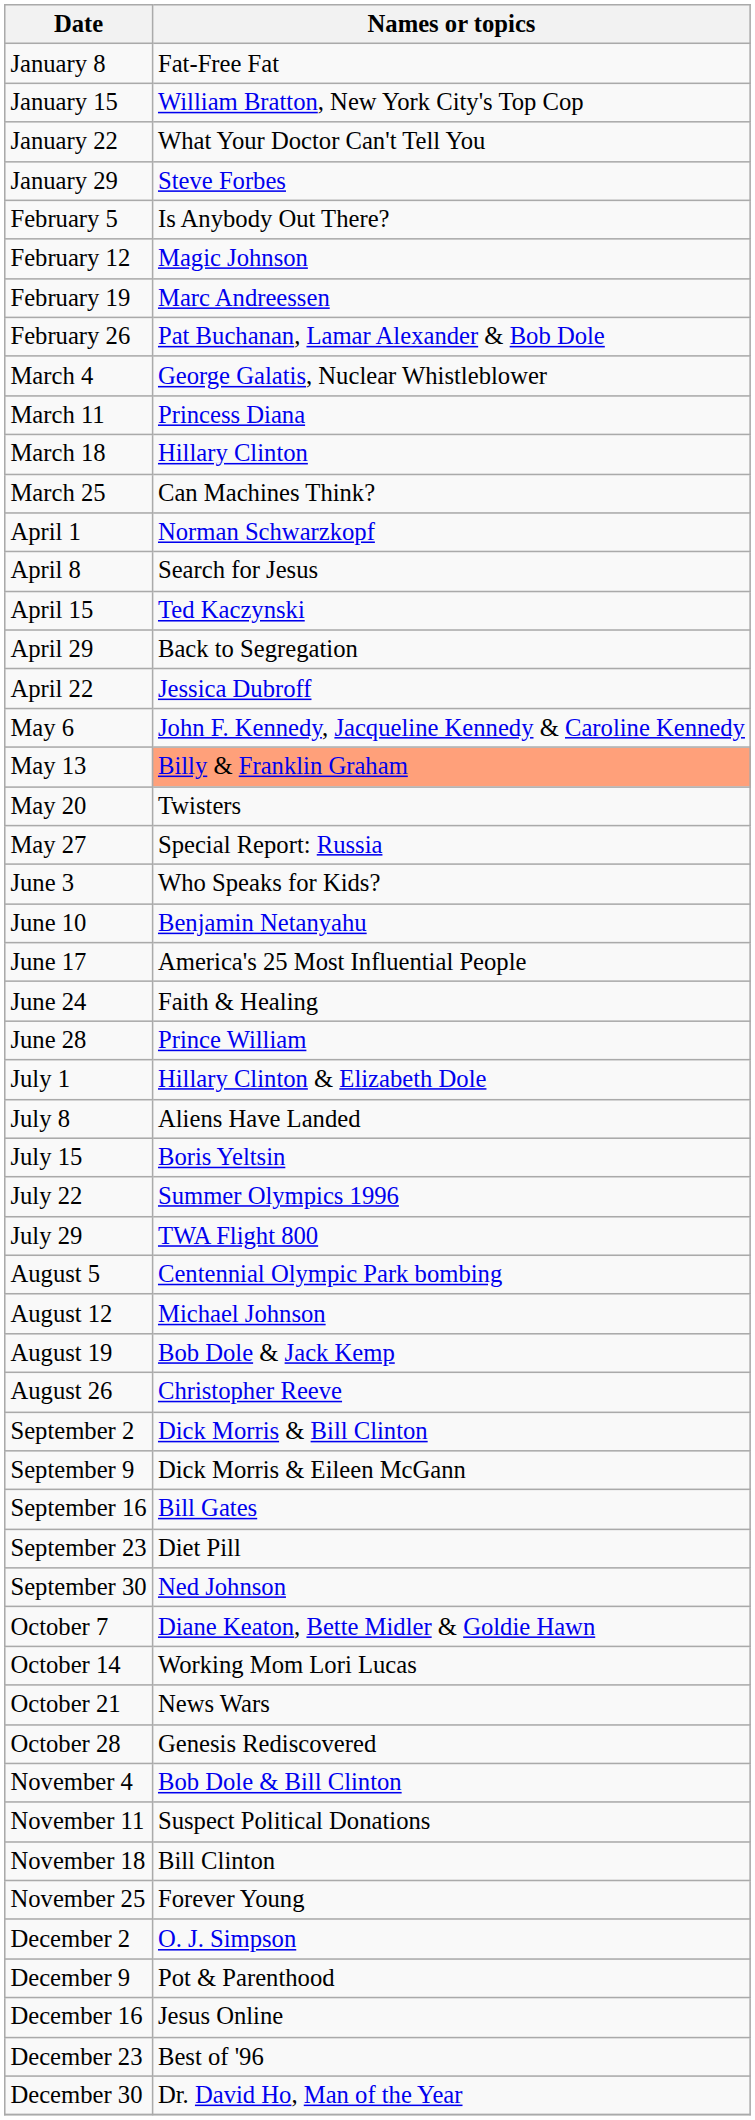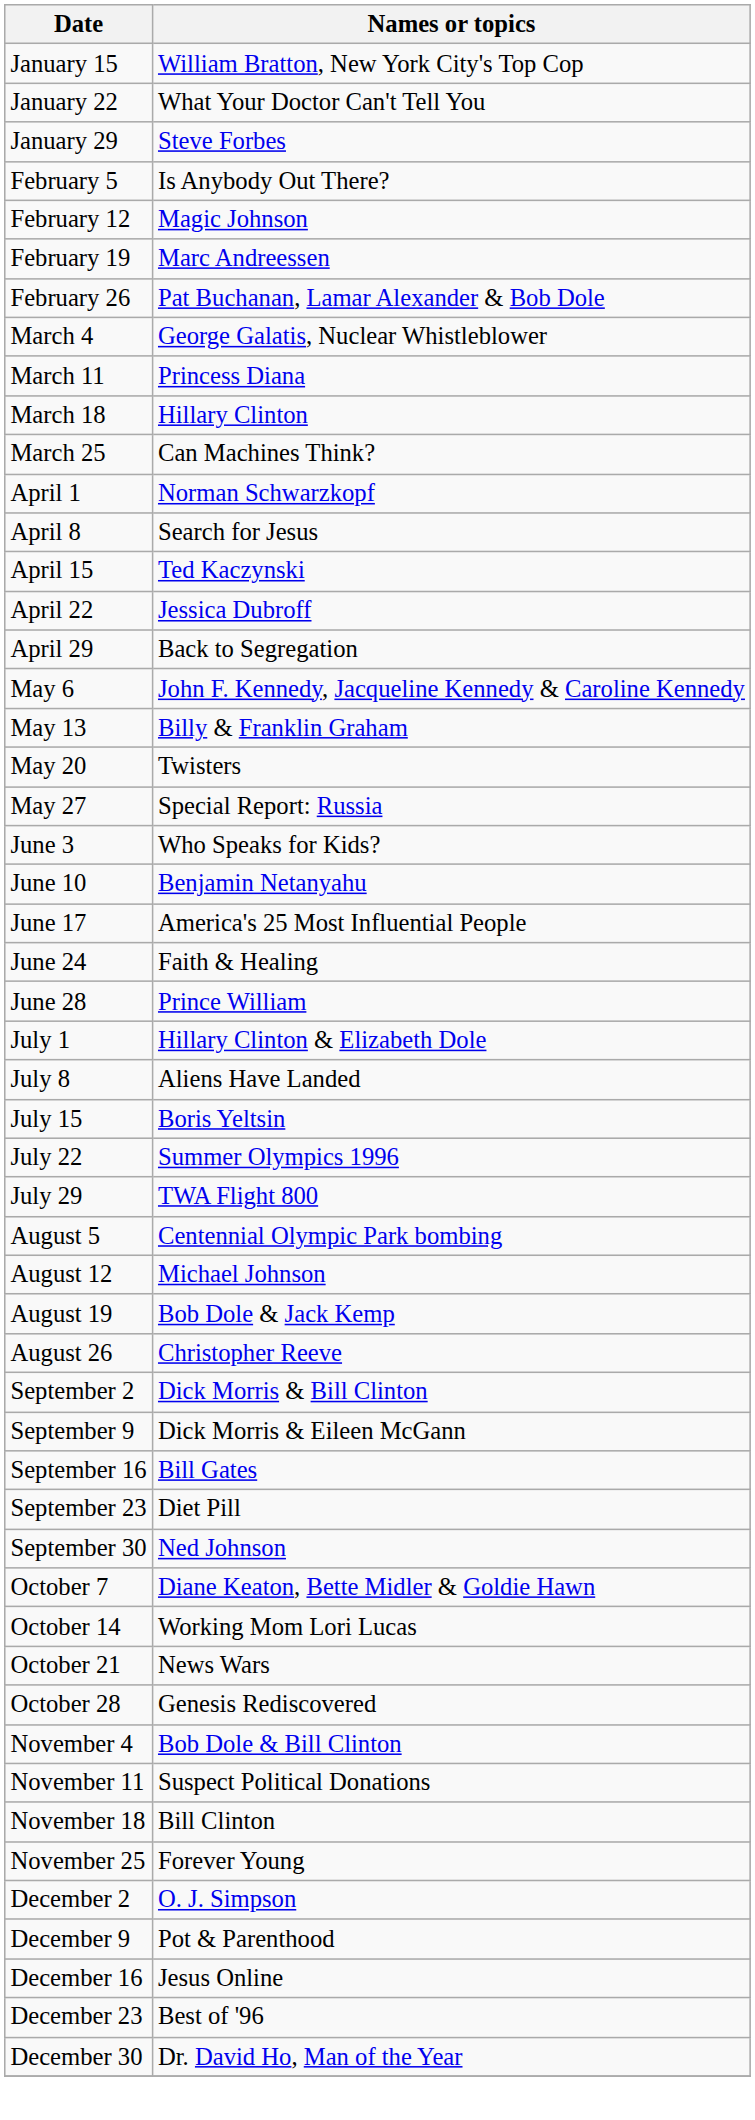- row: (58, 63)
rows swapped: (52, 688) <-> (52, 649)
(283, 766) lightsalmon background -> (283, 727) no background
